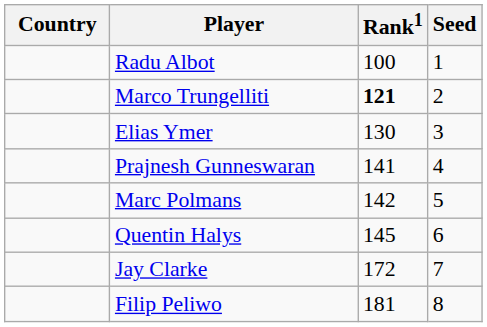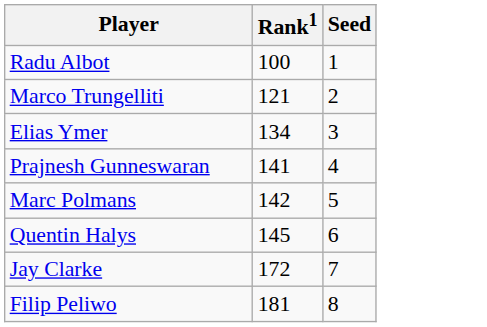- column: (57, 24)
(379, 96) bold -> (274, 96) normal
(379, 131) 130 -> (274, 131) 134
